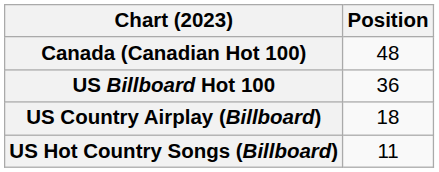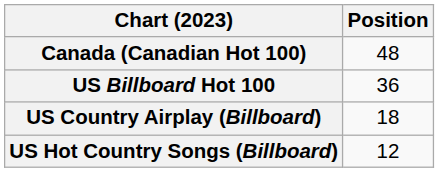(388, 150) 11 -> (388, 150) 12
